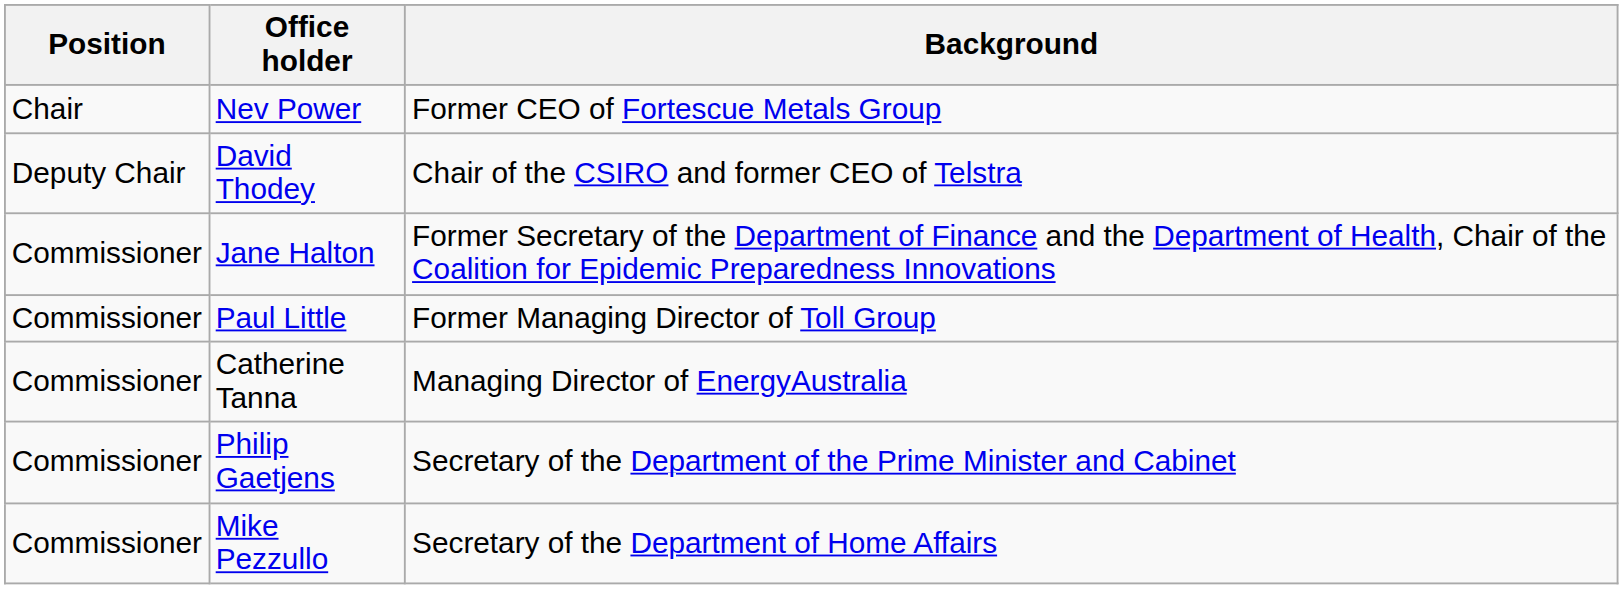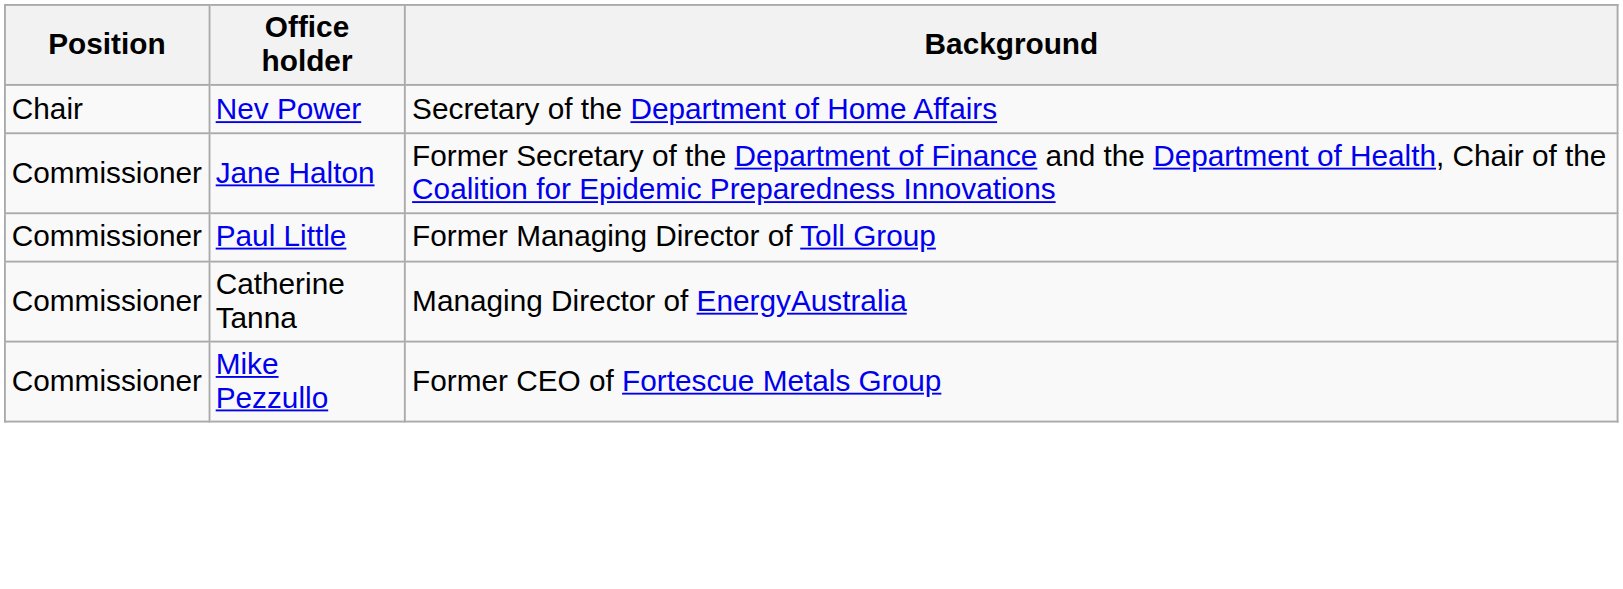(677, 108) Former CEO of Fortescue Metals Group -> (705, 108) Secretary of the Department of Home Affairs
- row: (265, 172)
- row: (275, 461)
(705, 542) Secretary of the Department of Home Affairs -> (677, 381) Former CEO of Fortescue Metals Group
